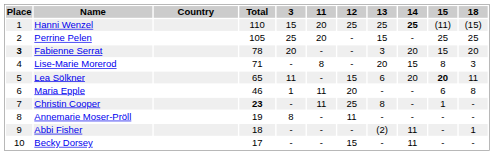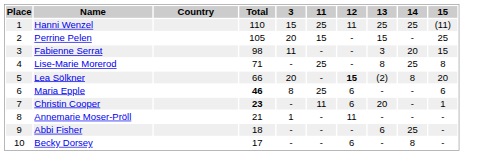- column: (473, 12)
(321, 25) 20 -> (321, 25) 25
(352, 25) 25 -> (352, 25) 11
(412, 25) bold -> (412, 25) normal
(291, 38) 25 -> (291, 38) 20
(321, 38) 20 -> (321, 38) 15
(19, 51) bold -> (19, 51) normal
(257, 51) 78 -> (257, 51) 98
(291, 51) 20 -> (291, 51) 11
(321, 64) 8 -> (321, 64) 25
(382, 64) 20 -> (382, 64) 8
(412, 64) 15 -> (412, 64) 25
(257, 77) 65 -> (257, 77) 66
(291, 77) 11 -> (291, 77) 20
(352, 77) normal -> (352, 77) bold
(382, 77) 6 -> (382, 77) (2)
(412, 77) 20 -> (412, 77) 8
(443, 77) bold -> (443, 77) normal
(257, 91) normal -> (257, 91) bold
(291, 91) 1 -> (291, 91) 8
(321, 91) 11 -> (321, 91) 25
(352, 91) 20 -> (352, 91) 6
(352, 104) 25 -> (352, 104) 6
(382, 104) 8 -> (382, 104) 20
(257, 117) 19 -> (257, 117) 21
(291, 117) 8 -> (291, 117) 1
(382, 130) (2) -> (382, 130) 6
(412, 130) 11 -> (412, 130) 25
(352, 143) 15 -> (352, 143) 6
(412, 143) 11 -> (412, 143) 8
